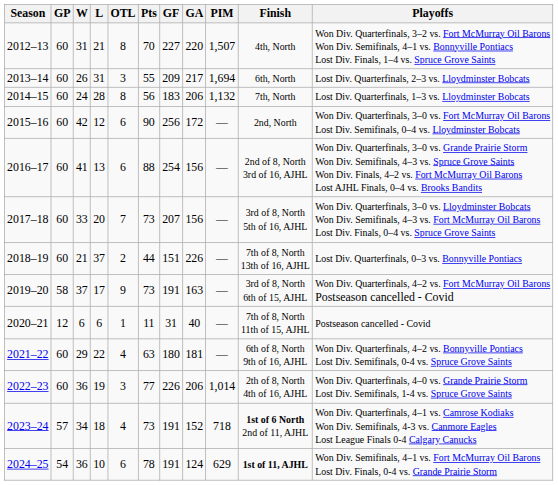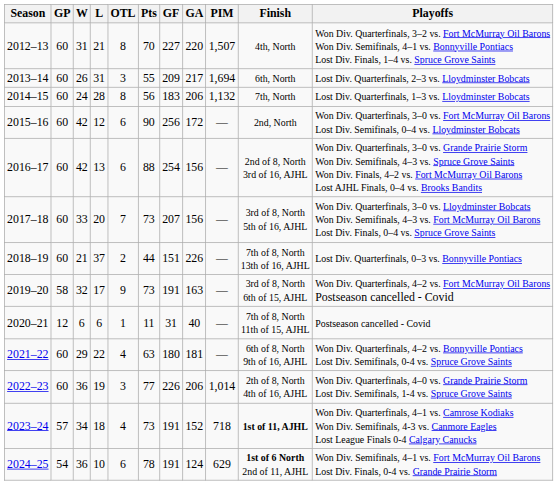(82, 167) 41 -> (82, 167) 42
(82, 290) 37 -> (82, 290) 32
(275, 426) 1st of 6 North 2nd of 11, AJHL -> (275, 426) 1st of 11, AJHL
(275, 465) 1st of 11, AJHL -> (275, 465) 1st of 6 North 2nd of 11, AJHL
